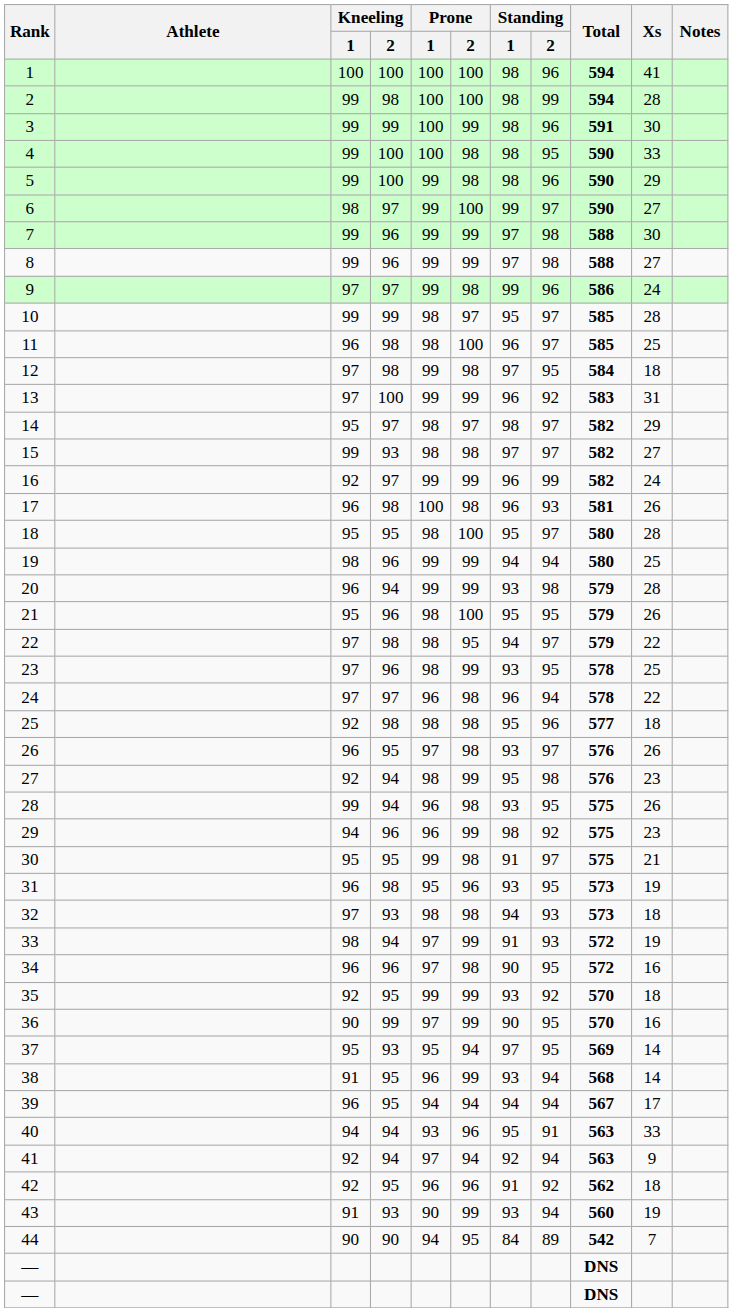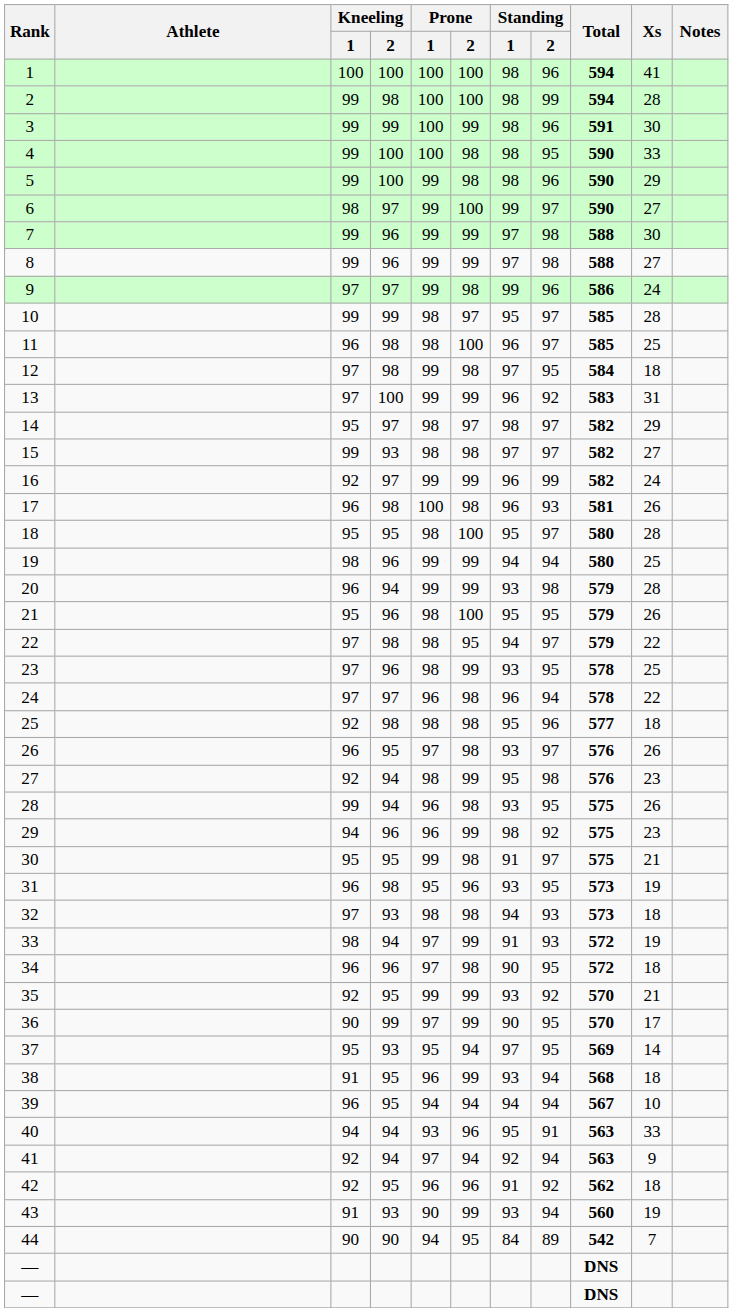(652, 968) 16 -> (652, 968) 18
(652, 995) 18 -> (652, 995) 21
(652, 1022) 16 -> (652, 1022) 17
(652, 1076) 14 -> (652, 1076) 18
(652, 1104) 17 -> (652, 1104) 10
